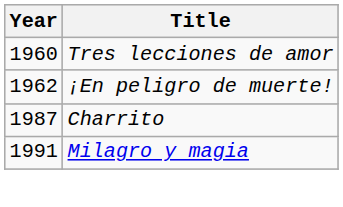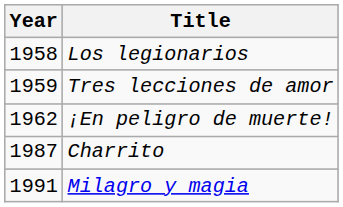+ row: (158, 54)
(34, 54) 1960 -> (34, 87) 1959
